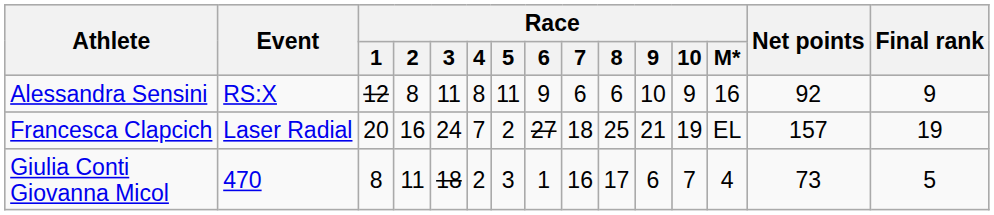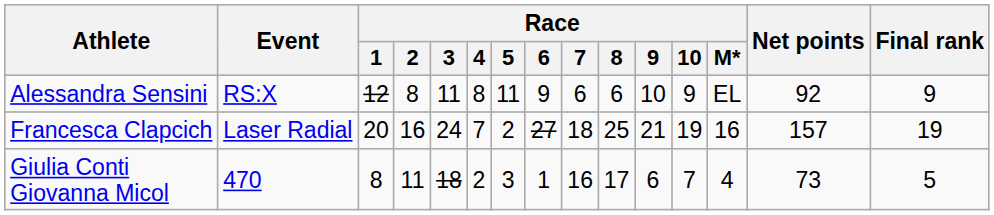(727, 94) 16 -> (727, 94) EL
(727, 131) EL -> (727, 131) 16
